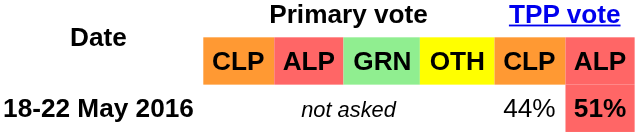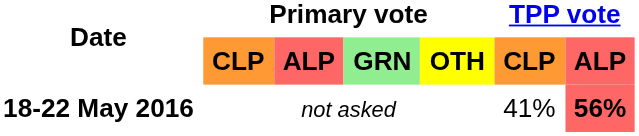(529, 108) 44% -> (529, 108) 41%
(600, 108) 51% -> (600, 108) 56%
